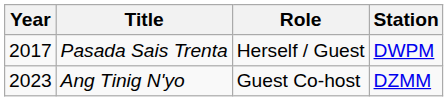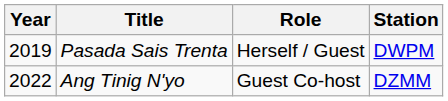(30, 50) 2017 -> (30, 50) 2019
(30, 80) 2023 -> (30, 80) 2022
